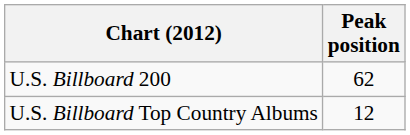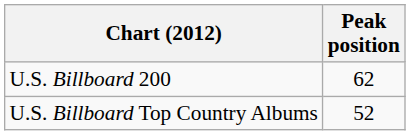(364, 112) 12 -> (364, 112) 52
